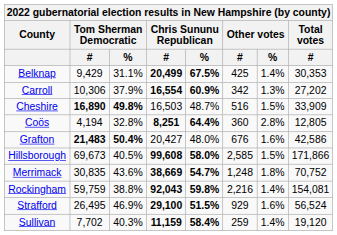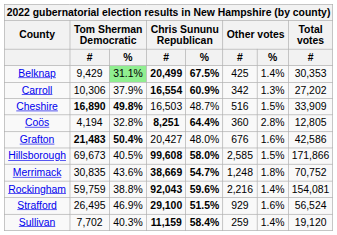(128, 73) no background -> (128, 73) lightgreen background
(204, 189) 59.8% -> (204, 189) 59.6%
